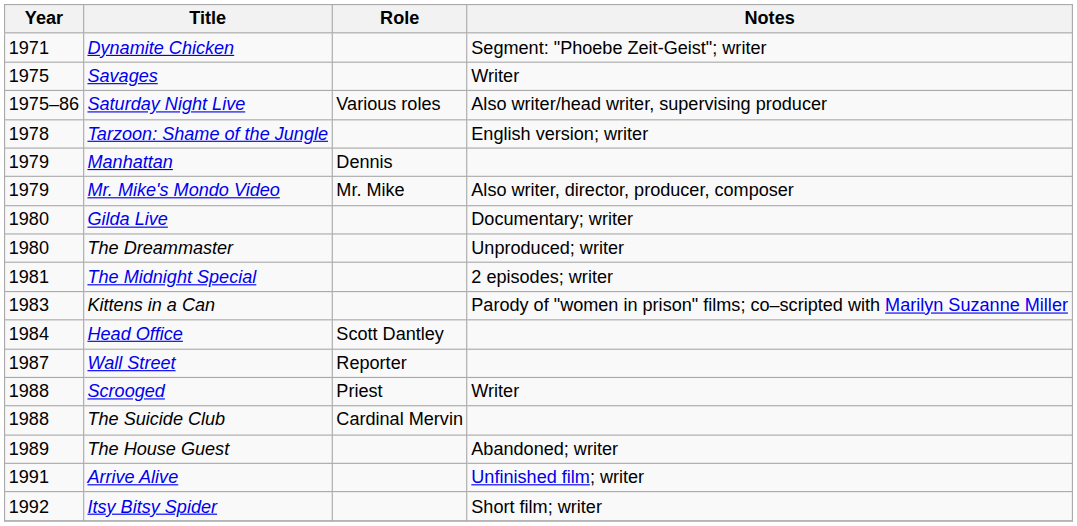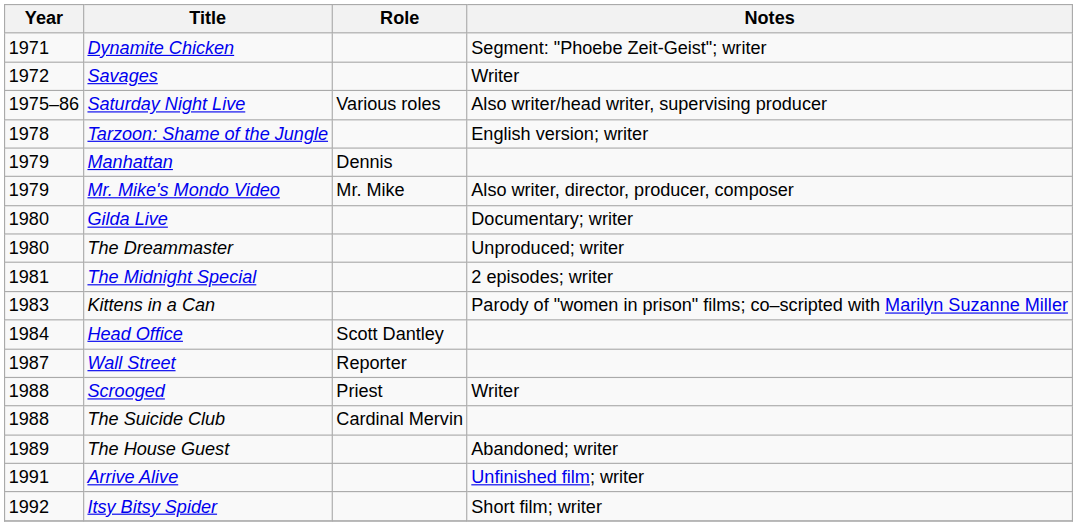(29, 76) 1975 -> (29, 76) 1972
